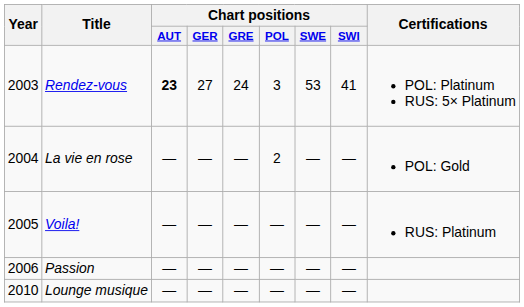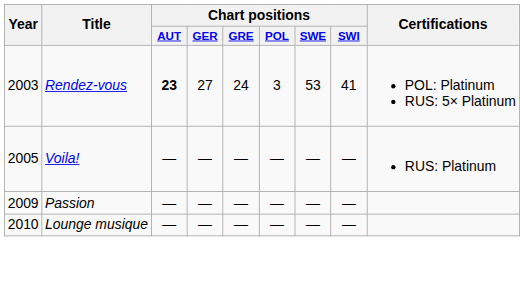- row: (89, 159)
(23, 268) 2006 -> (23, 202) 2009
